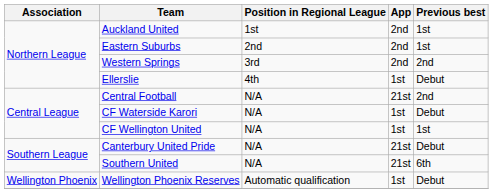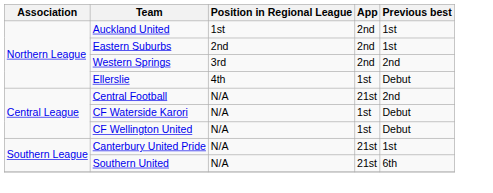(423, 130) 1st -> (397, 130) Debut
(430, 146) Debut -> (390, 146) 1st
- row: (171, 180)
